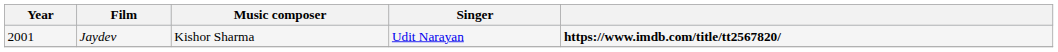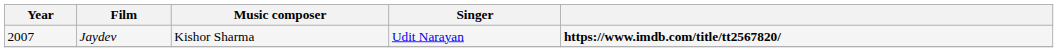(21, 36) 2001 -> (21, 36) 2007
